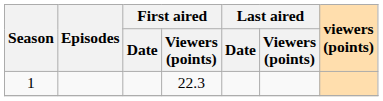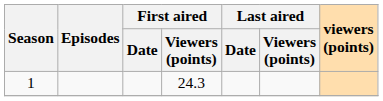(191, 83) 22.3 -> (191, 83) 24.3
